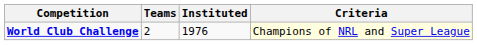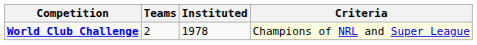(195, 31) 1976 -> (195, 31) 1978
